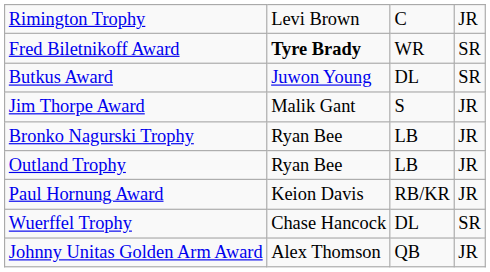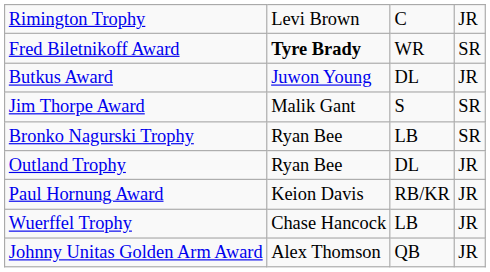(470, 77) SR -> (468, 77) JR
(468, 106) JR -> (470, 106) SR
(468, 135) JR -> (470, 135) SR
(406, 164) LB -> (407, 164) DL
(407, 223) DL -> (406, 223) LB
(470, 223) SR -> (468, 223) JR
